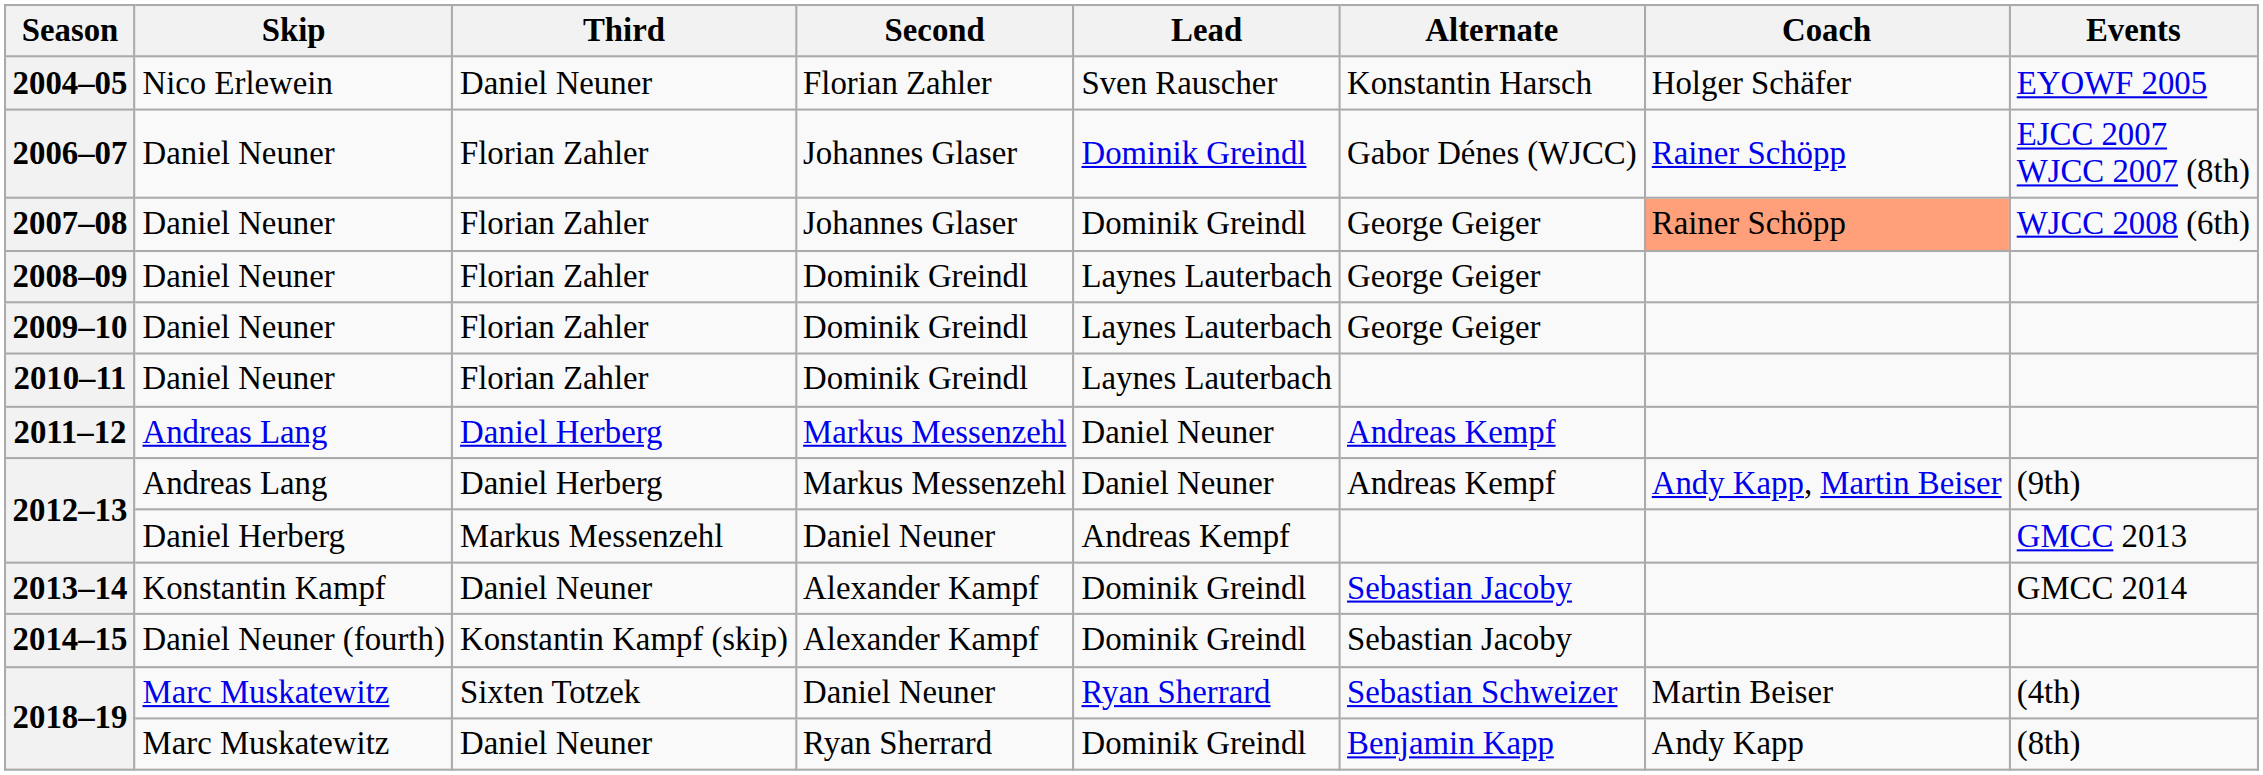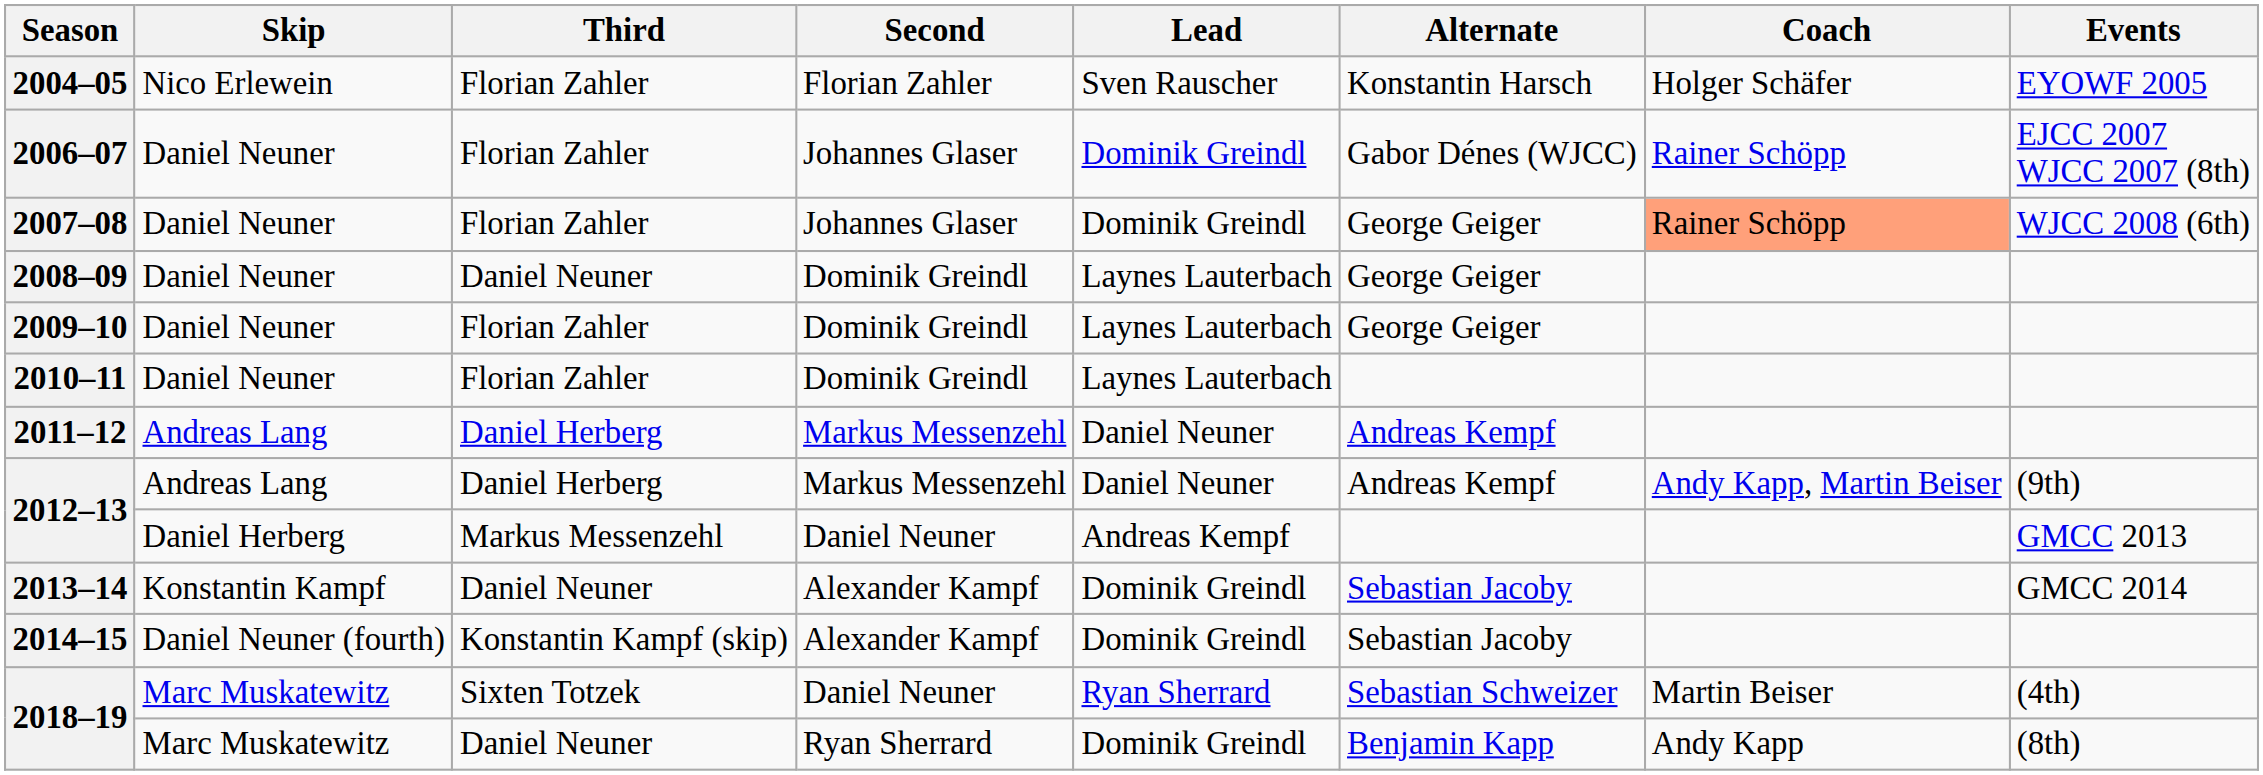(556, 82) Daniel Neuner -> (554, 82) Florian Zahler
(554, 275) Florian Zahler -> (556, 275) Daniel Neuner
